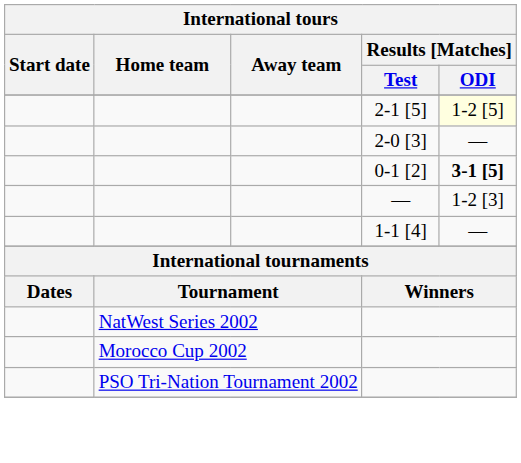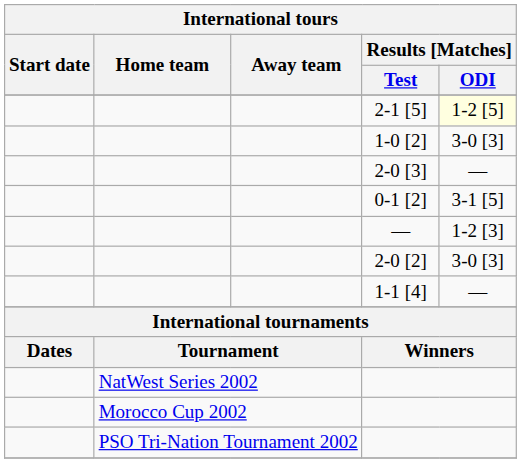+ row: (162, 140)
(478, 170) bold -> (478, 200) normal
+ row: (162, 261)
